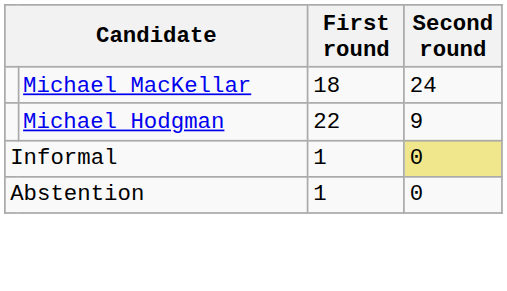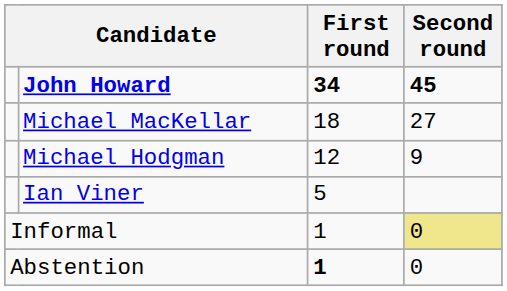+ row: (97, 85)
(423, 85) 24 -> (423, 122) 27
(327, 122) 22 -> (327, 158) 12
+ row: (83, 195)
(320, 195) normal -> (320, 268) bold
